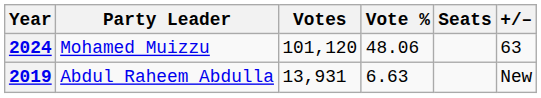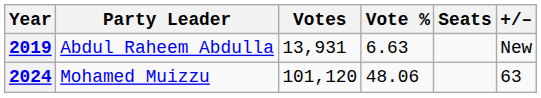rows swapped: (30, 77) <-> (30, 48)
